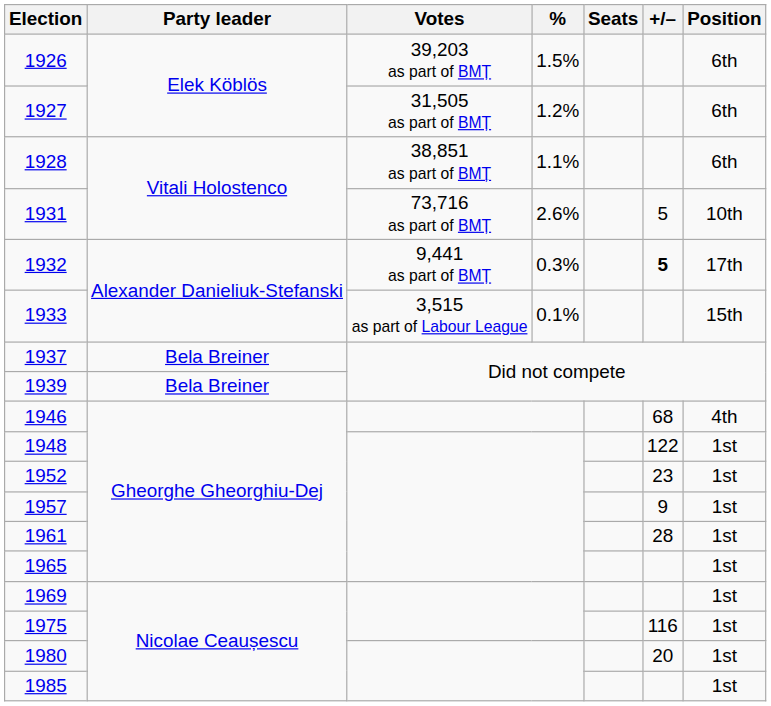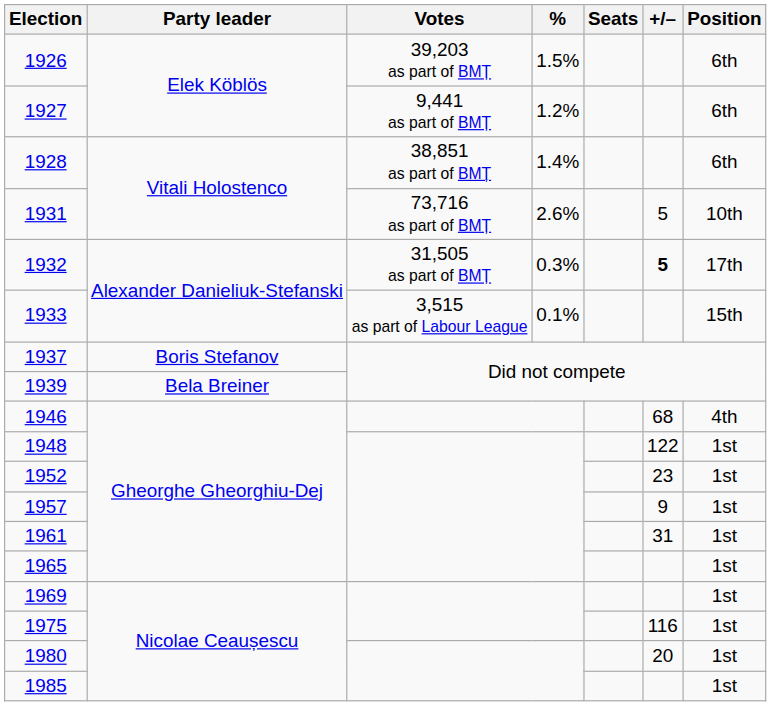(440, 111) 31,505 as part of BMȚ -> (440, 111) 9,441 as part of BMȚ
(558, 162) 1.1% -> (558, 162) 1.4%
(440, 264) 9,441 as part of BMȚ -> (440, 264) 31,505 as part of BMȚ
(217, 356) Bela Breiner -> (217, 356) Boris Stefanov
(663, 536) 28 -> (663, 536) 31
